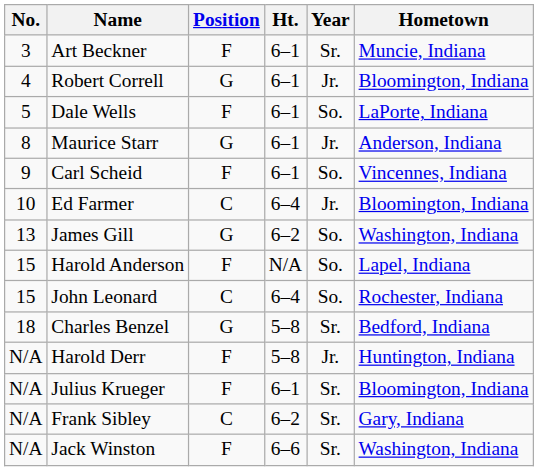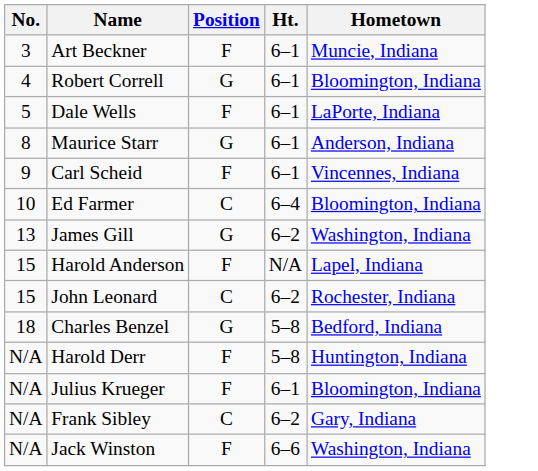- column: (330, 19)
(285, 296) 6–4 -> (285, 296) 6–2
